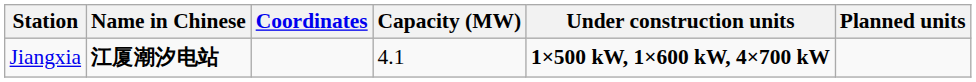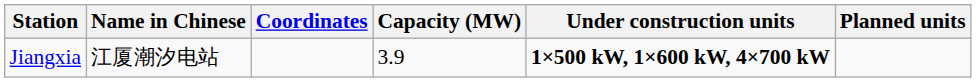(155, 56) bold -> (155, 56) normal
(391, 57) 4.1 -> (391, 57) 3.9
